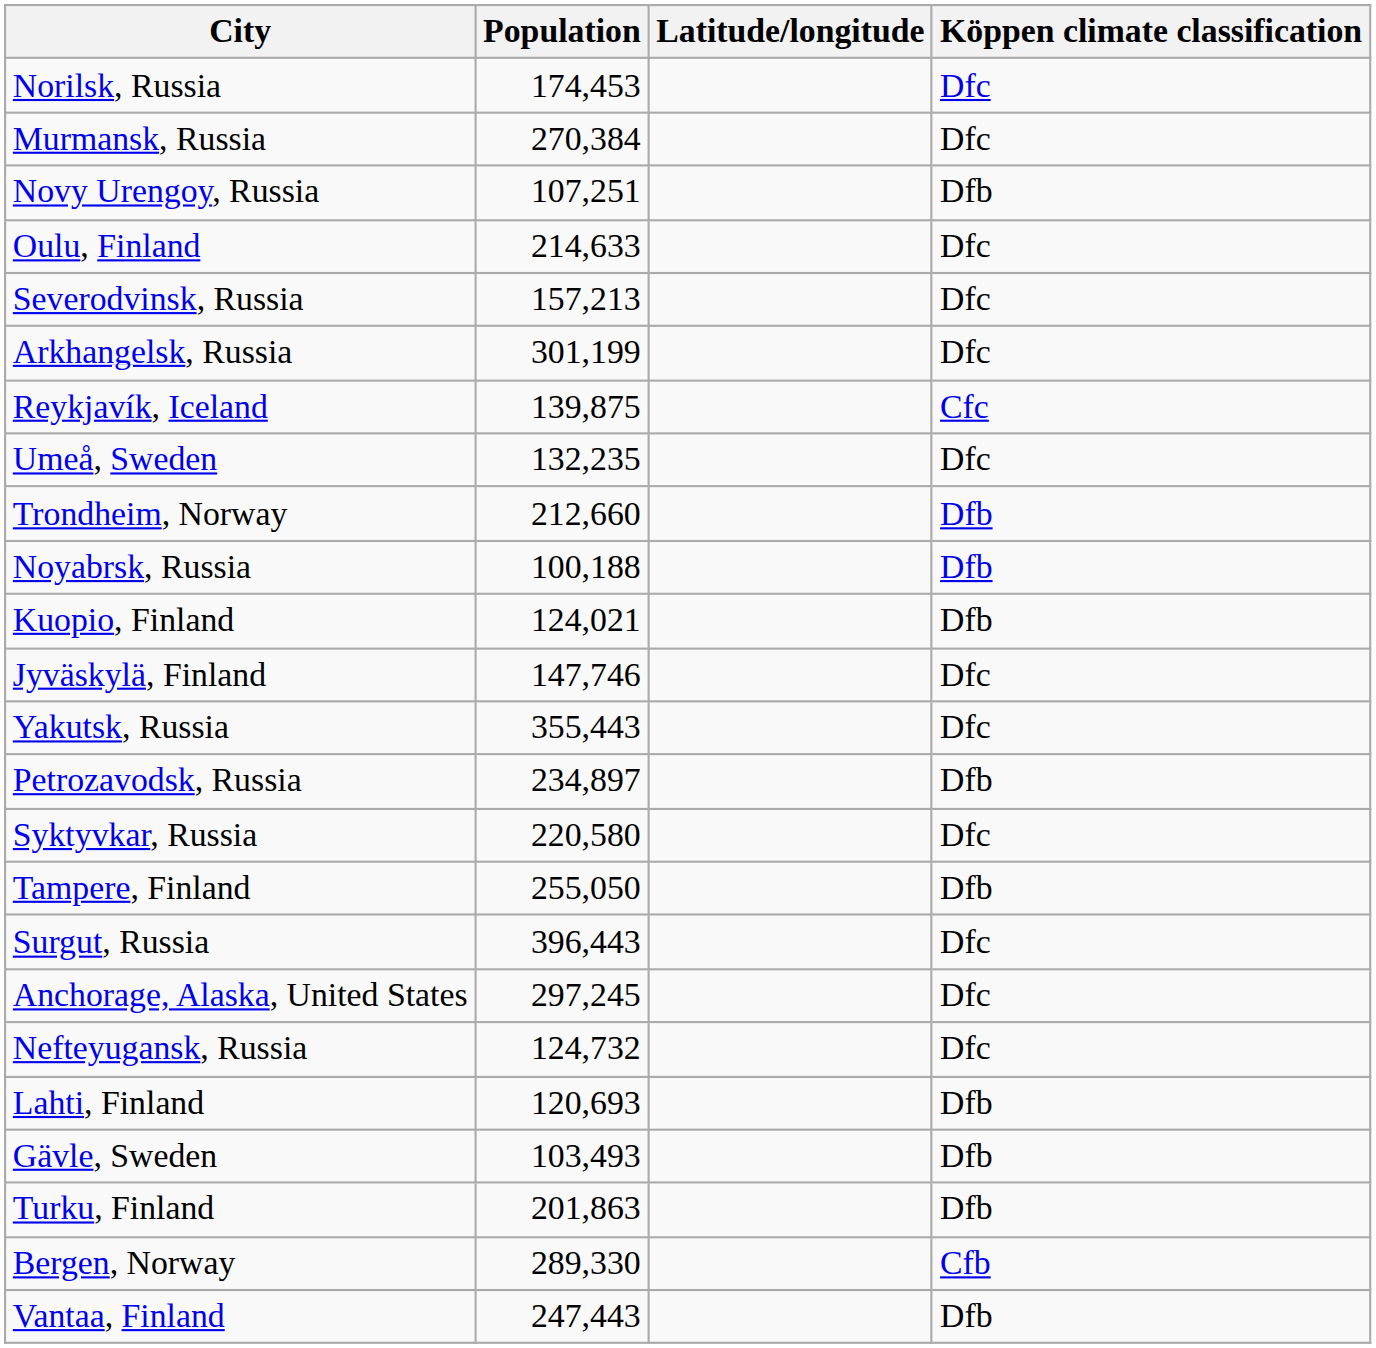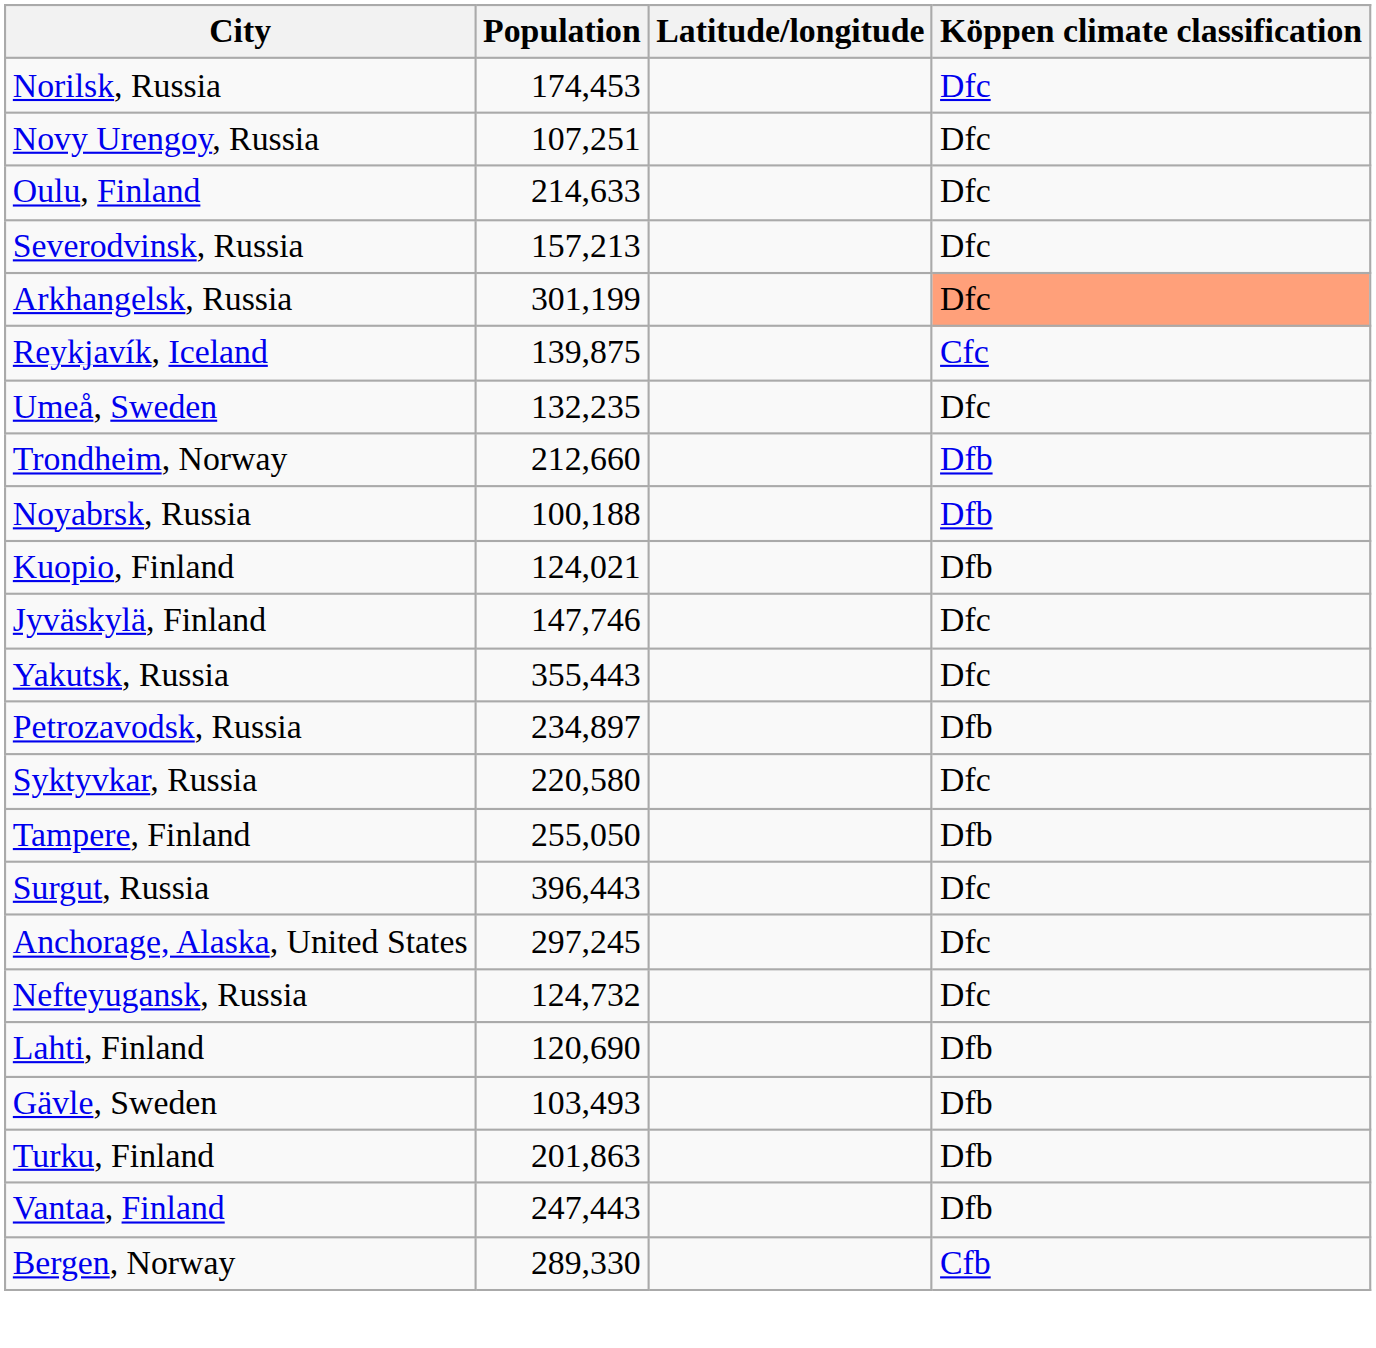- row: (139, 138)
(966, 191) Dfb -> (965, 138) Dfc
(965, 352) no background -> (965, 298) lightsalmon background
(586, 1102) 120,693 -> (586, 1048) 120,690
rows swapped: (124, 1262) <-> (119, 1316)
